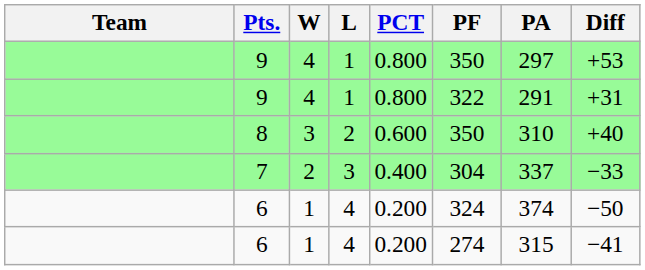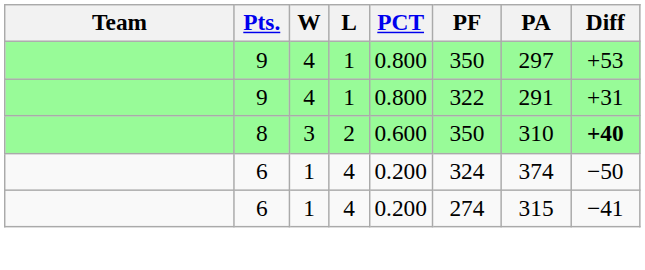(605, 134) normal -> (605, 134) bold
- row: (262, 171)
